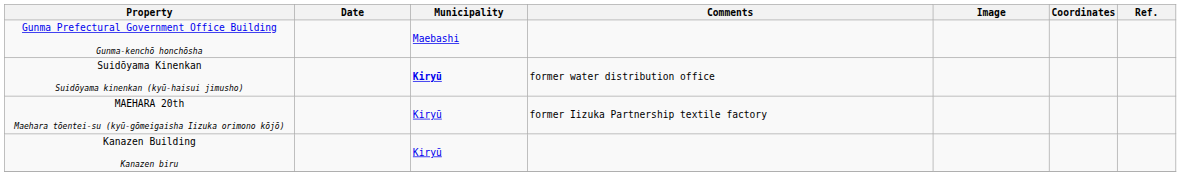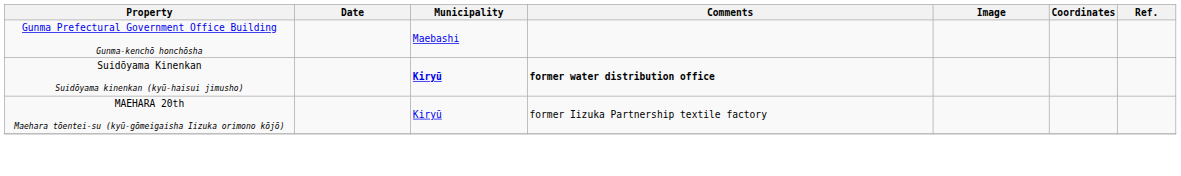(622, 77) normal -> (622, 77) bold
- row: (149, 153)
